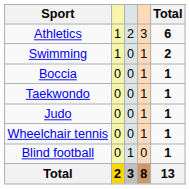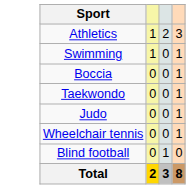- column: (168, 14)
